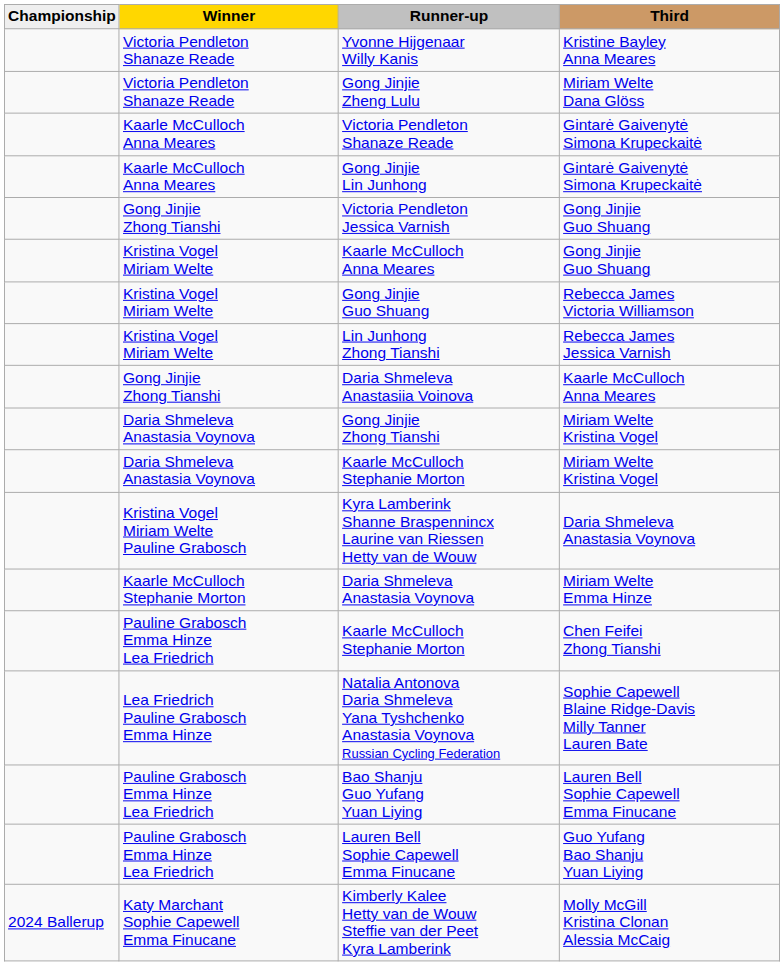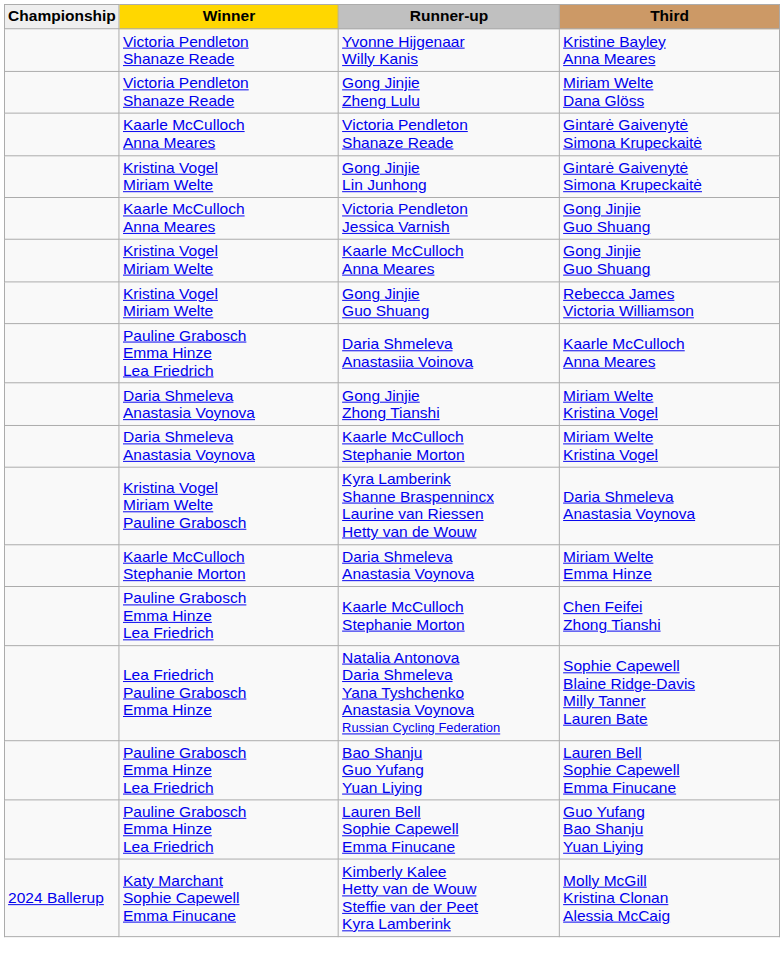(184, 176) Kaarle McCulloch Anna Meares -> (170, 176) Kristina Vogel Miriam Welte
(172, 218) Gong Jinjie Zhong Tianshi -> (184, 218) Kaarle McCulloch Anna Meares
- row: (391, 344)
(172, 386) Gong Jinjie Zhong Tianshi -> (185, 353) Pauline Grabosch Emma Hinze Lea Friedrich
